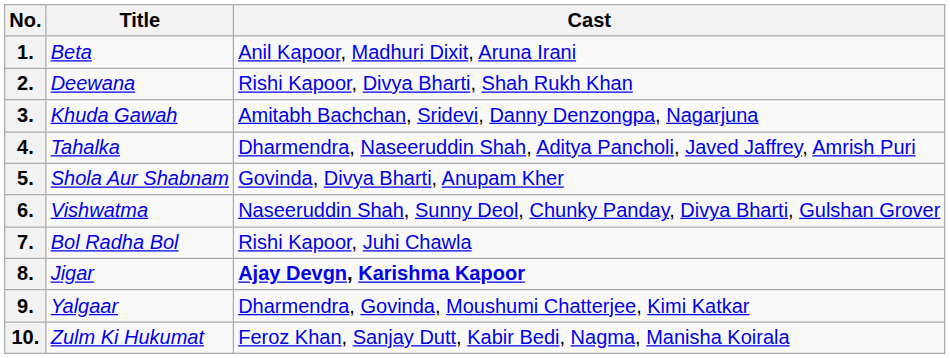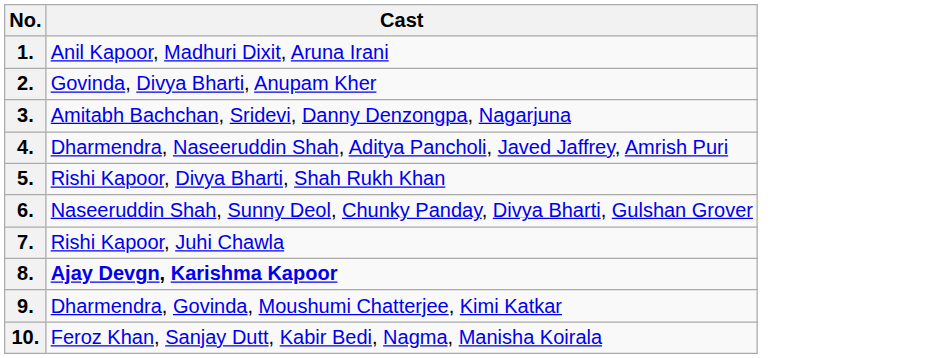- column: (140, 20)
(435, 83) Rishi Kapoor, Divya Bharti, Shah Rukh Khan -> (214, 83) Govinda, Divya Bharti, Anupam Kher
(401, 178) Govinda, Divya Bharti, Anupam Kher -> (248, 178) Rishi Kapoor, Divya Bharti, Shah Rukh Khan
